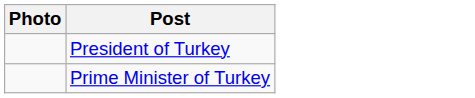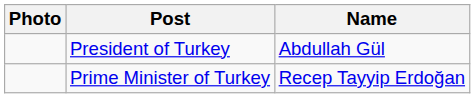+ column: (372, 19)
